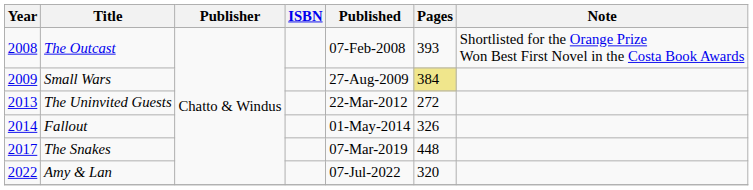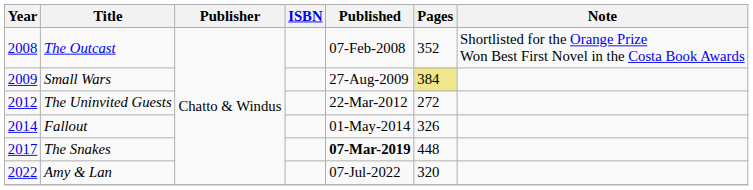(428, 47) 393 -> (428, 47) 352
(23, 102) 2013 -> (23, 102) 2012
(368, 149) normal -> (370, 149) bold
